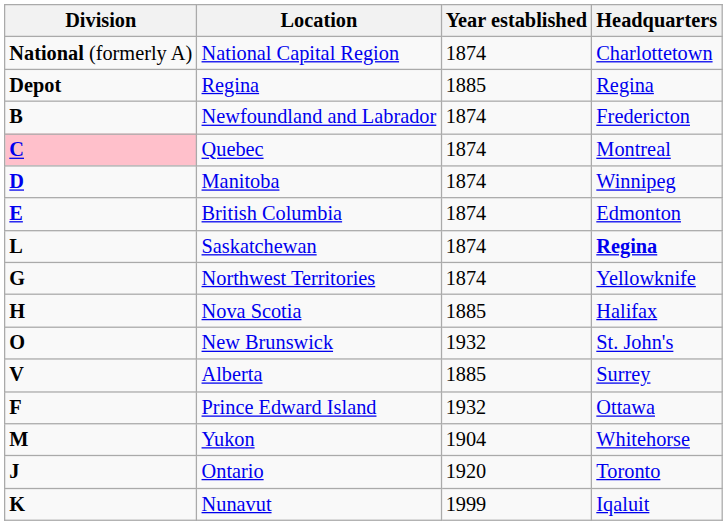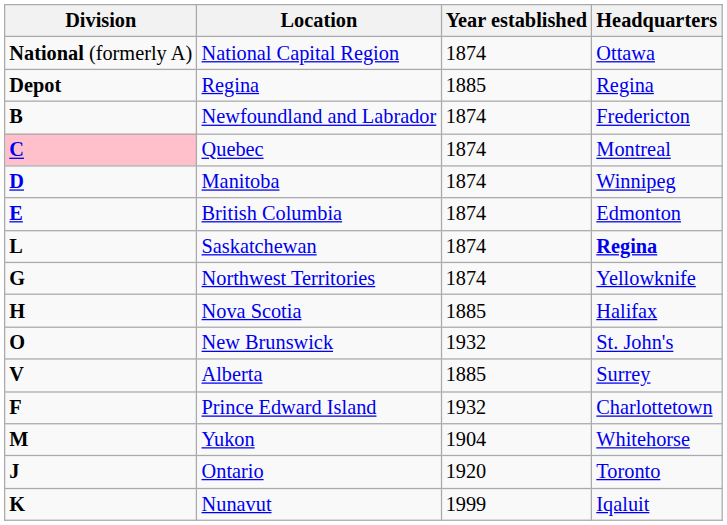(654, 52) Charlottetown -> (626, 52) Ottawa
(626, 407) Ottawa -> (654, 407) Charlottetown
